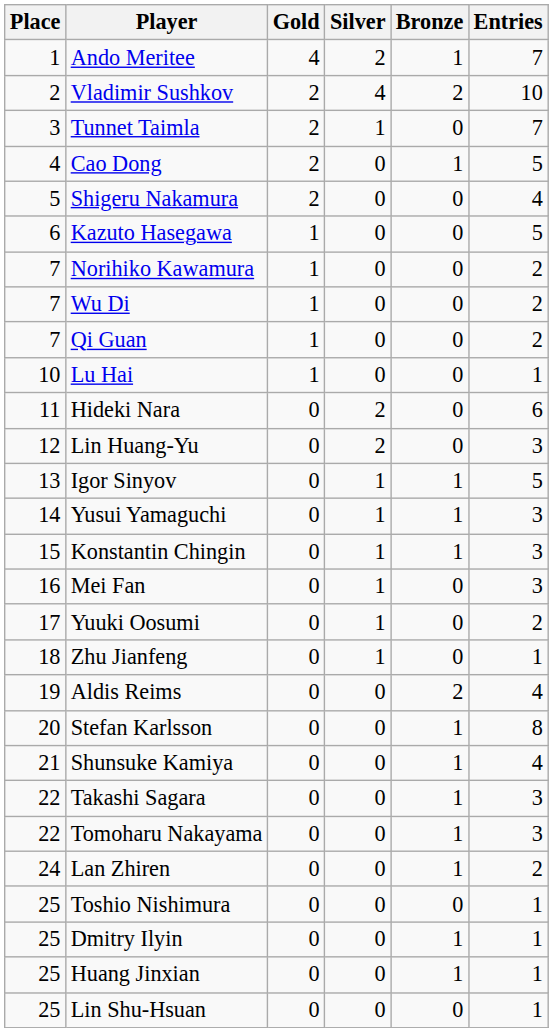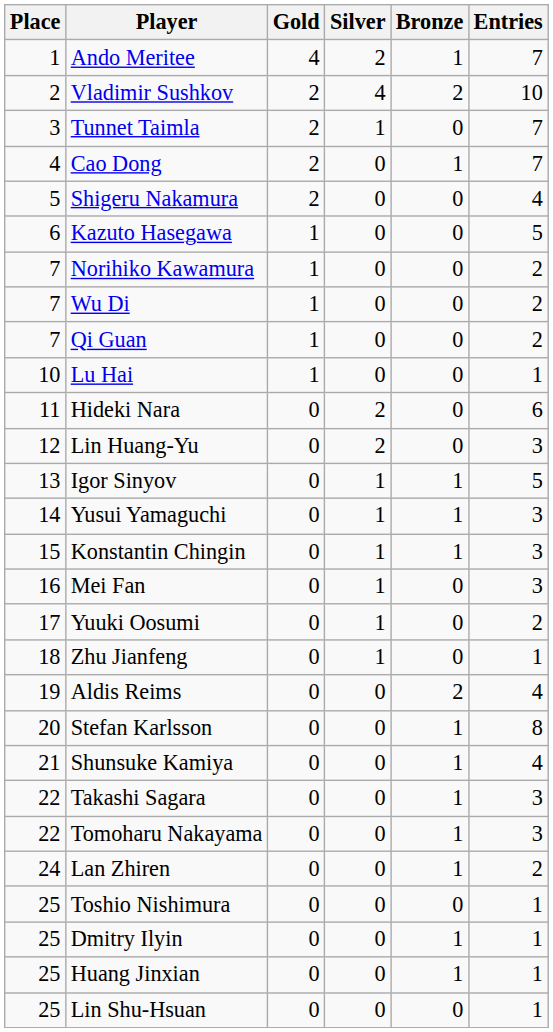(537, 163) 5 -> (537, 163) 7
